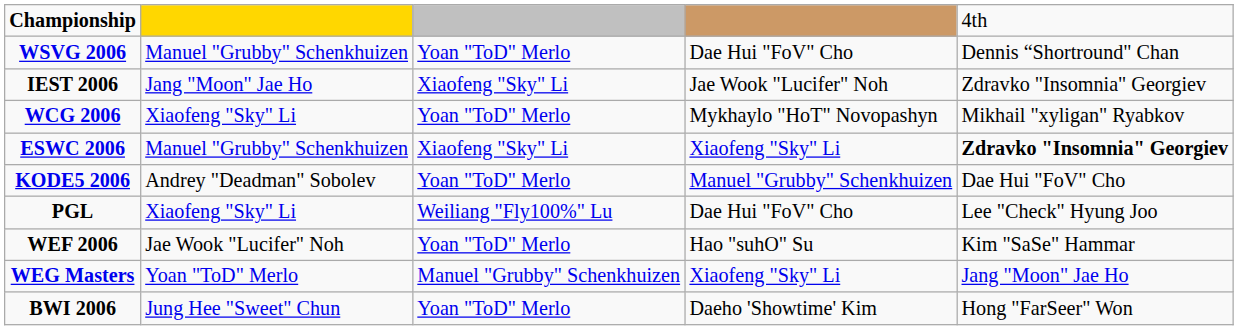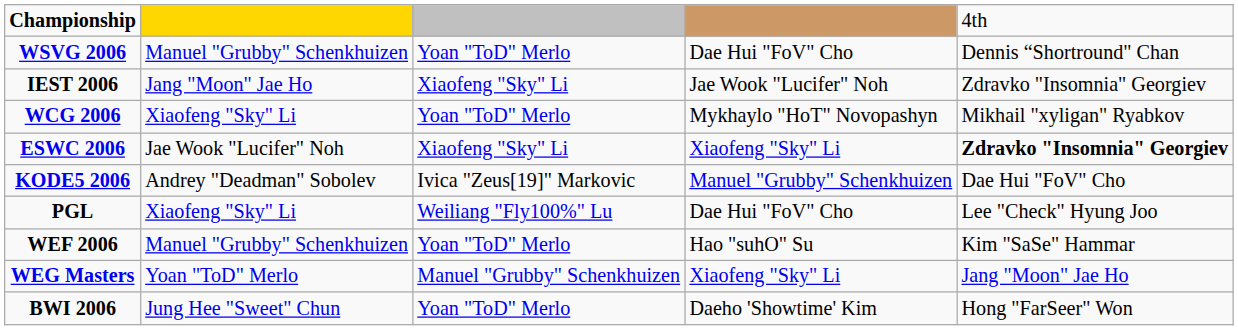(277, 148) Manuel "Grubby" Schenkhuizen -> (245, 148) Jae Wook "Lucifer" Noh
(494, 180) Yoan "ToD" Merlo -> (526, 180) Ivica "Zeus[19]" Markovic
(245, 244) Jae Wook "Lucifer" Noh -> (277, 244) Manuel "Grubby" Schenkhuizen
